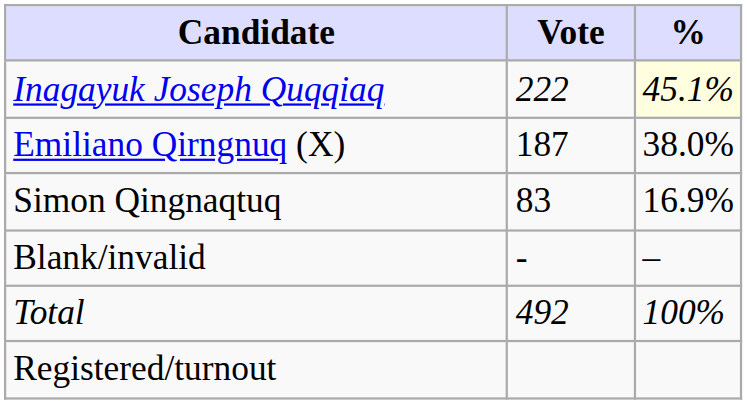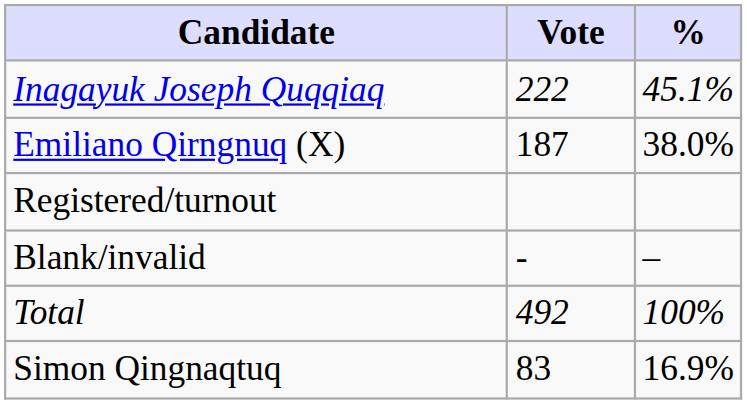(688, 88) lightyellow background -> (688, 88) no background
rows swapped: (147, 200) <-> (145, 369)
